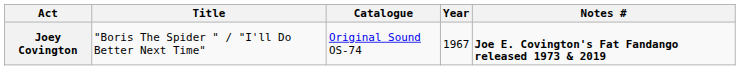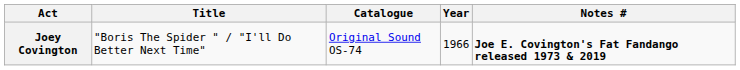(456, 44) 1967 -> (456, 44) 1966
